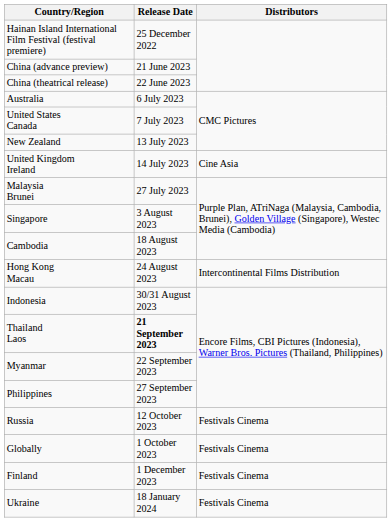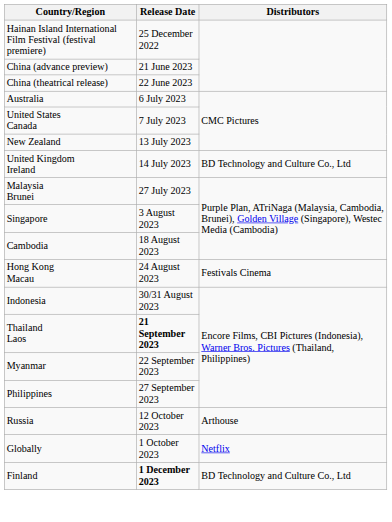(218, 164) Cine Asia -> (276, 164) BD Technology and Culture Co., Ltd
(269, 273) Intercontinental Films Distribution -> (236, 273) Festivals Cinema
(234, 421) Festivals Cinema -> (220, 421) Arthouse
(234, 448) Festivals Cinema -> (216, 448) Netflix
(161, 476) normal -> (164, 476) bold
(234, 476) Festivals Cinema -> (276, 476) BD Technology and Culture Co., Ltd
- row: (23, 503)
